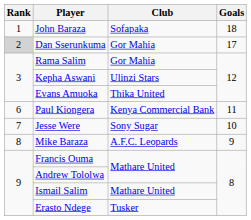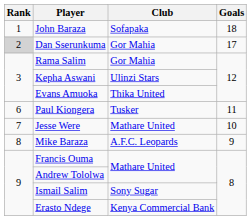(162, 110) Kenya Commercial Bank -> (124, 110) Tusker
(134, 126) Sony Sugar -> (143, 126) Mathare United
(143, 191) Mathare United -> (134, 191) Sony Sugar
(124, 207) Tusker -> (162, 207) Kenya Commercial Bank
